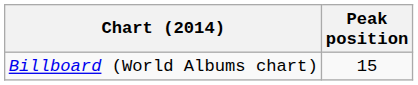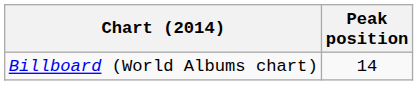(367, 66) 15 -> (367, 66) 14
